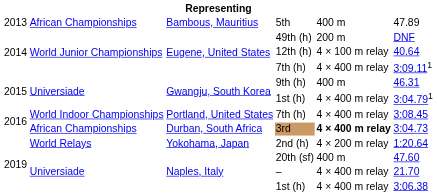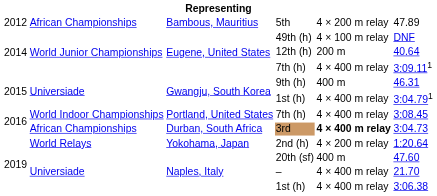(16, 23) 2013 -> (16, 23) 2012
(331, 23) 400 m -> (352, 23) 4 × 200 m relay
(331, 37) 200 m -> (352, 37) 4 × 100 m relay
(352, 51) 4 × 100 m relay -> (331, 51) 200 m
